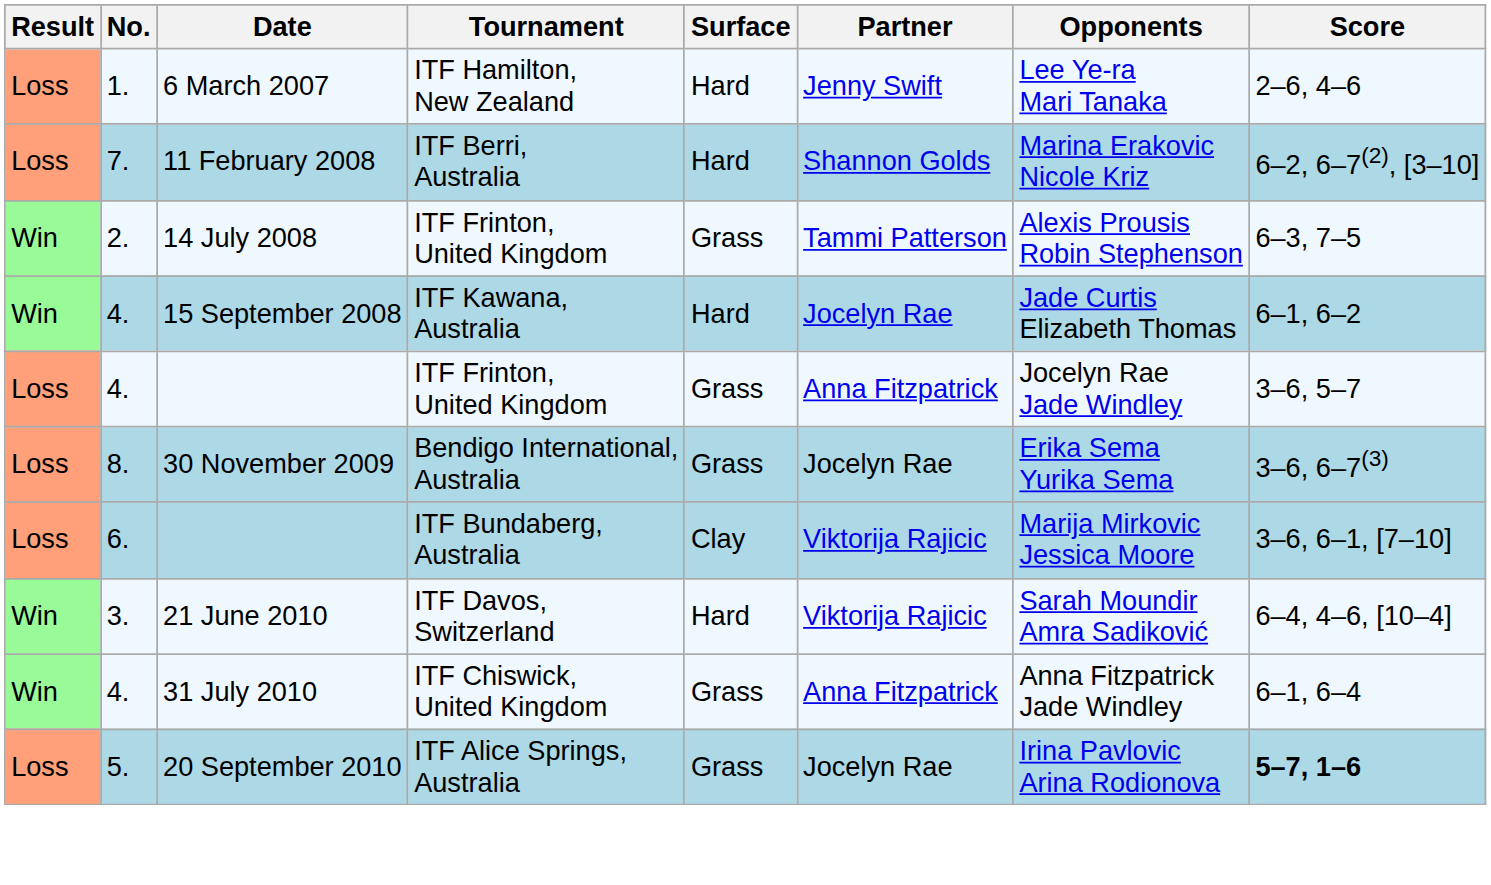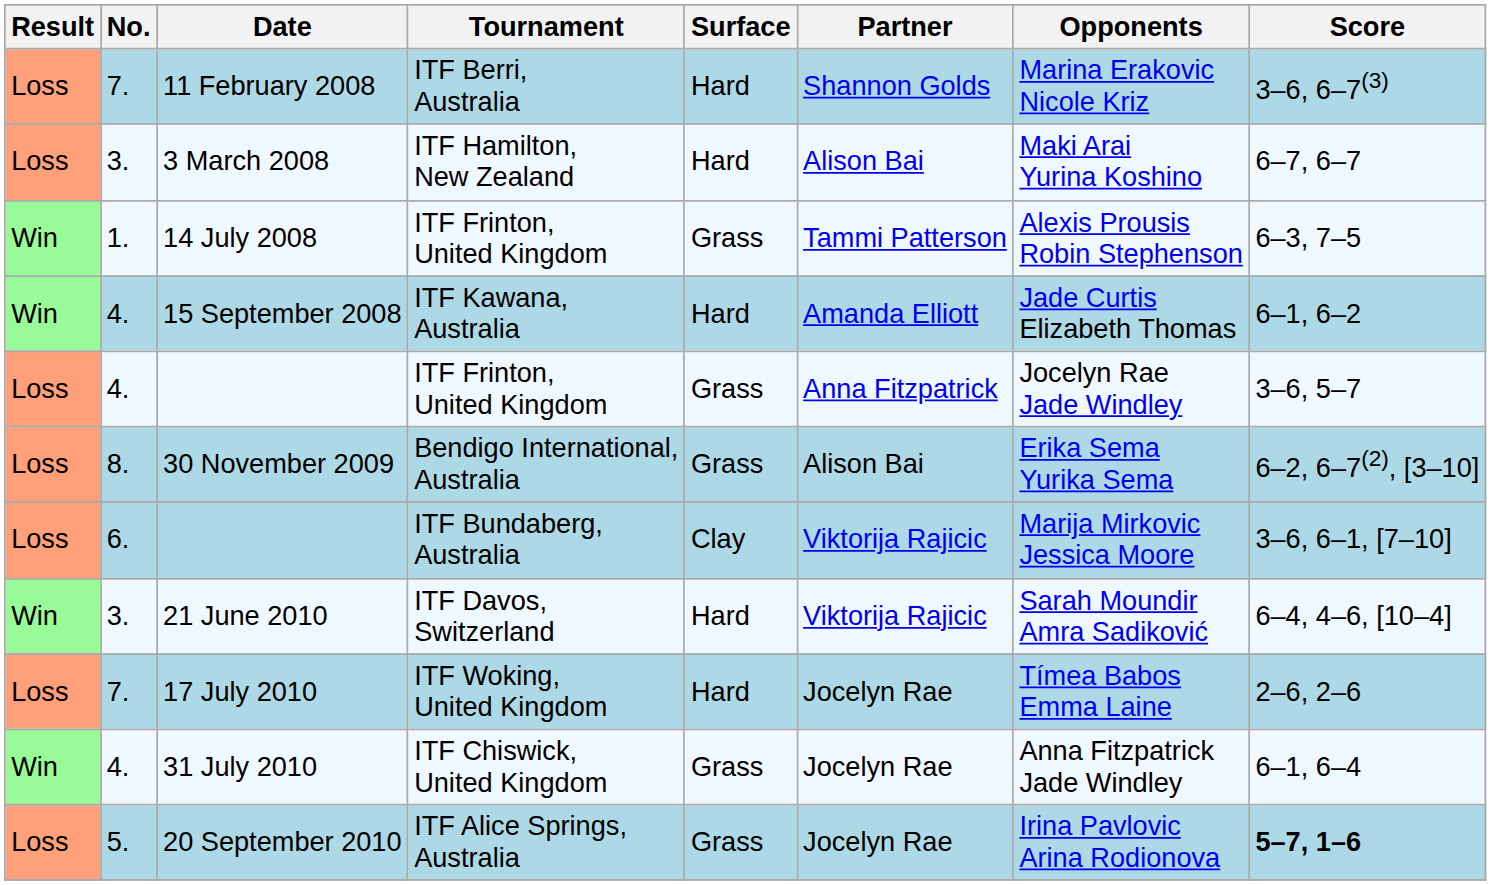- row: (246, 85)
(1367, 161) 6–2, 6–7(2), [3–10] -> (1322, 85) 3–6, 6–7(3)
+ row: (246, 161)
(118, 237) 2. -> (118, 237) 1.
(878, 312) Jocelyn Rae -> (891, 312) Amanda Elliott
(878, 463) Jocelyn Rae -> (863, 463) Alison Bai
(1322, 463) 3–6, 6–7(3) -> (1367, 463) 6–2, 6–7(2), [3–10]
+ row: (240, 690)
(900, 690) Anna Fitzpatrick -> (878, 766) Jocelyn Rae
